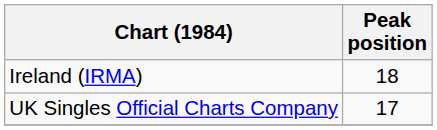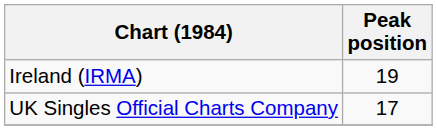(387, 76) 18 -> (387, 76) 19
